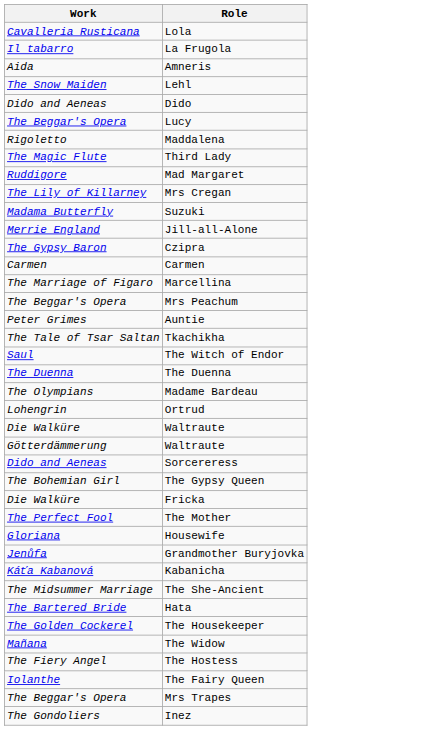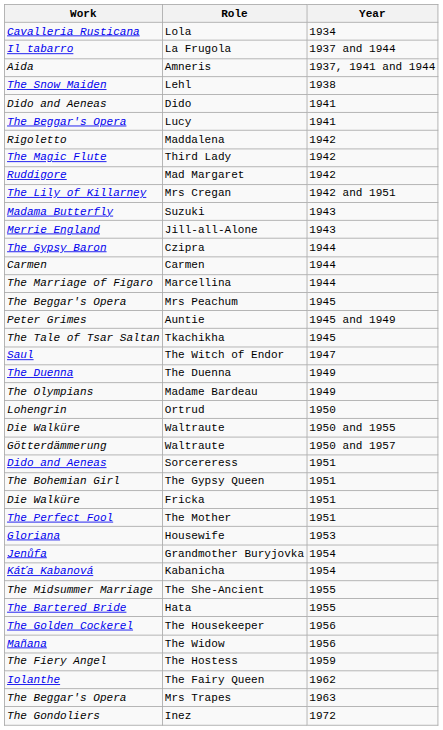+ column: (372, 13)
